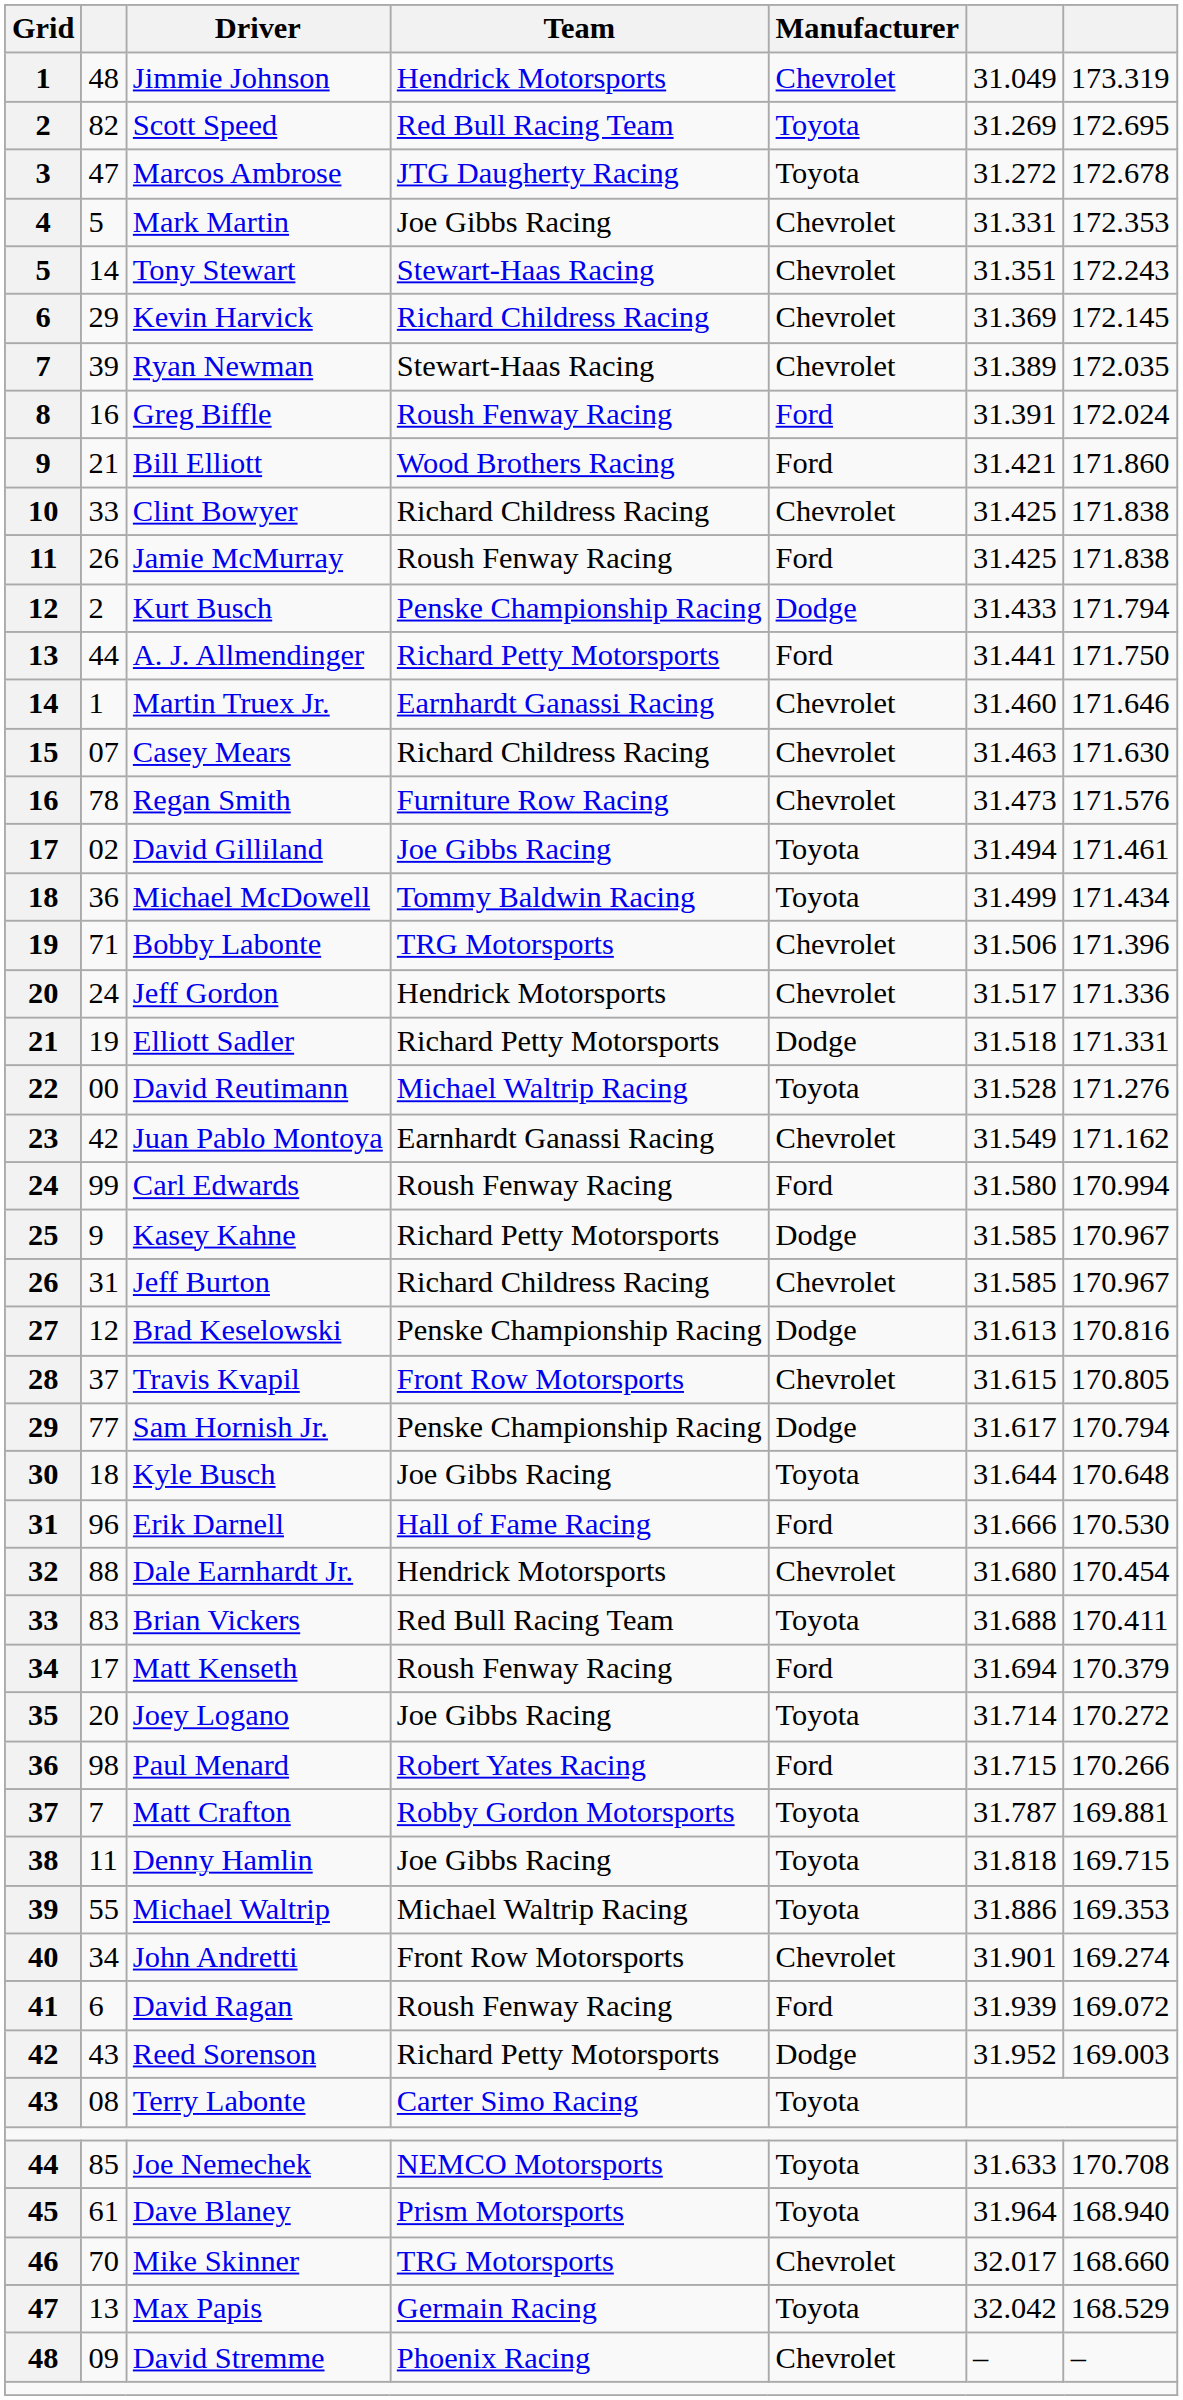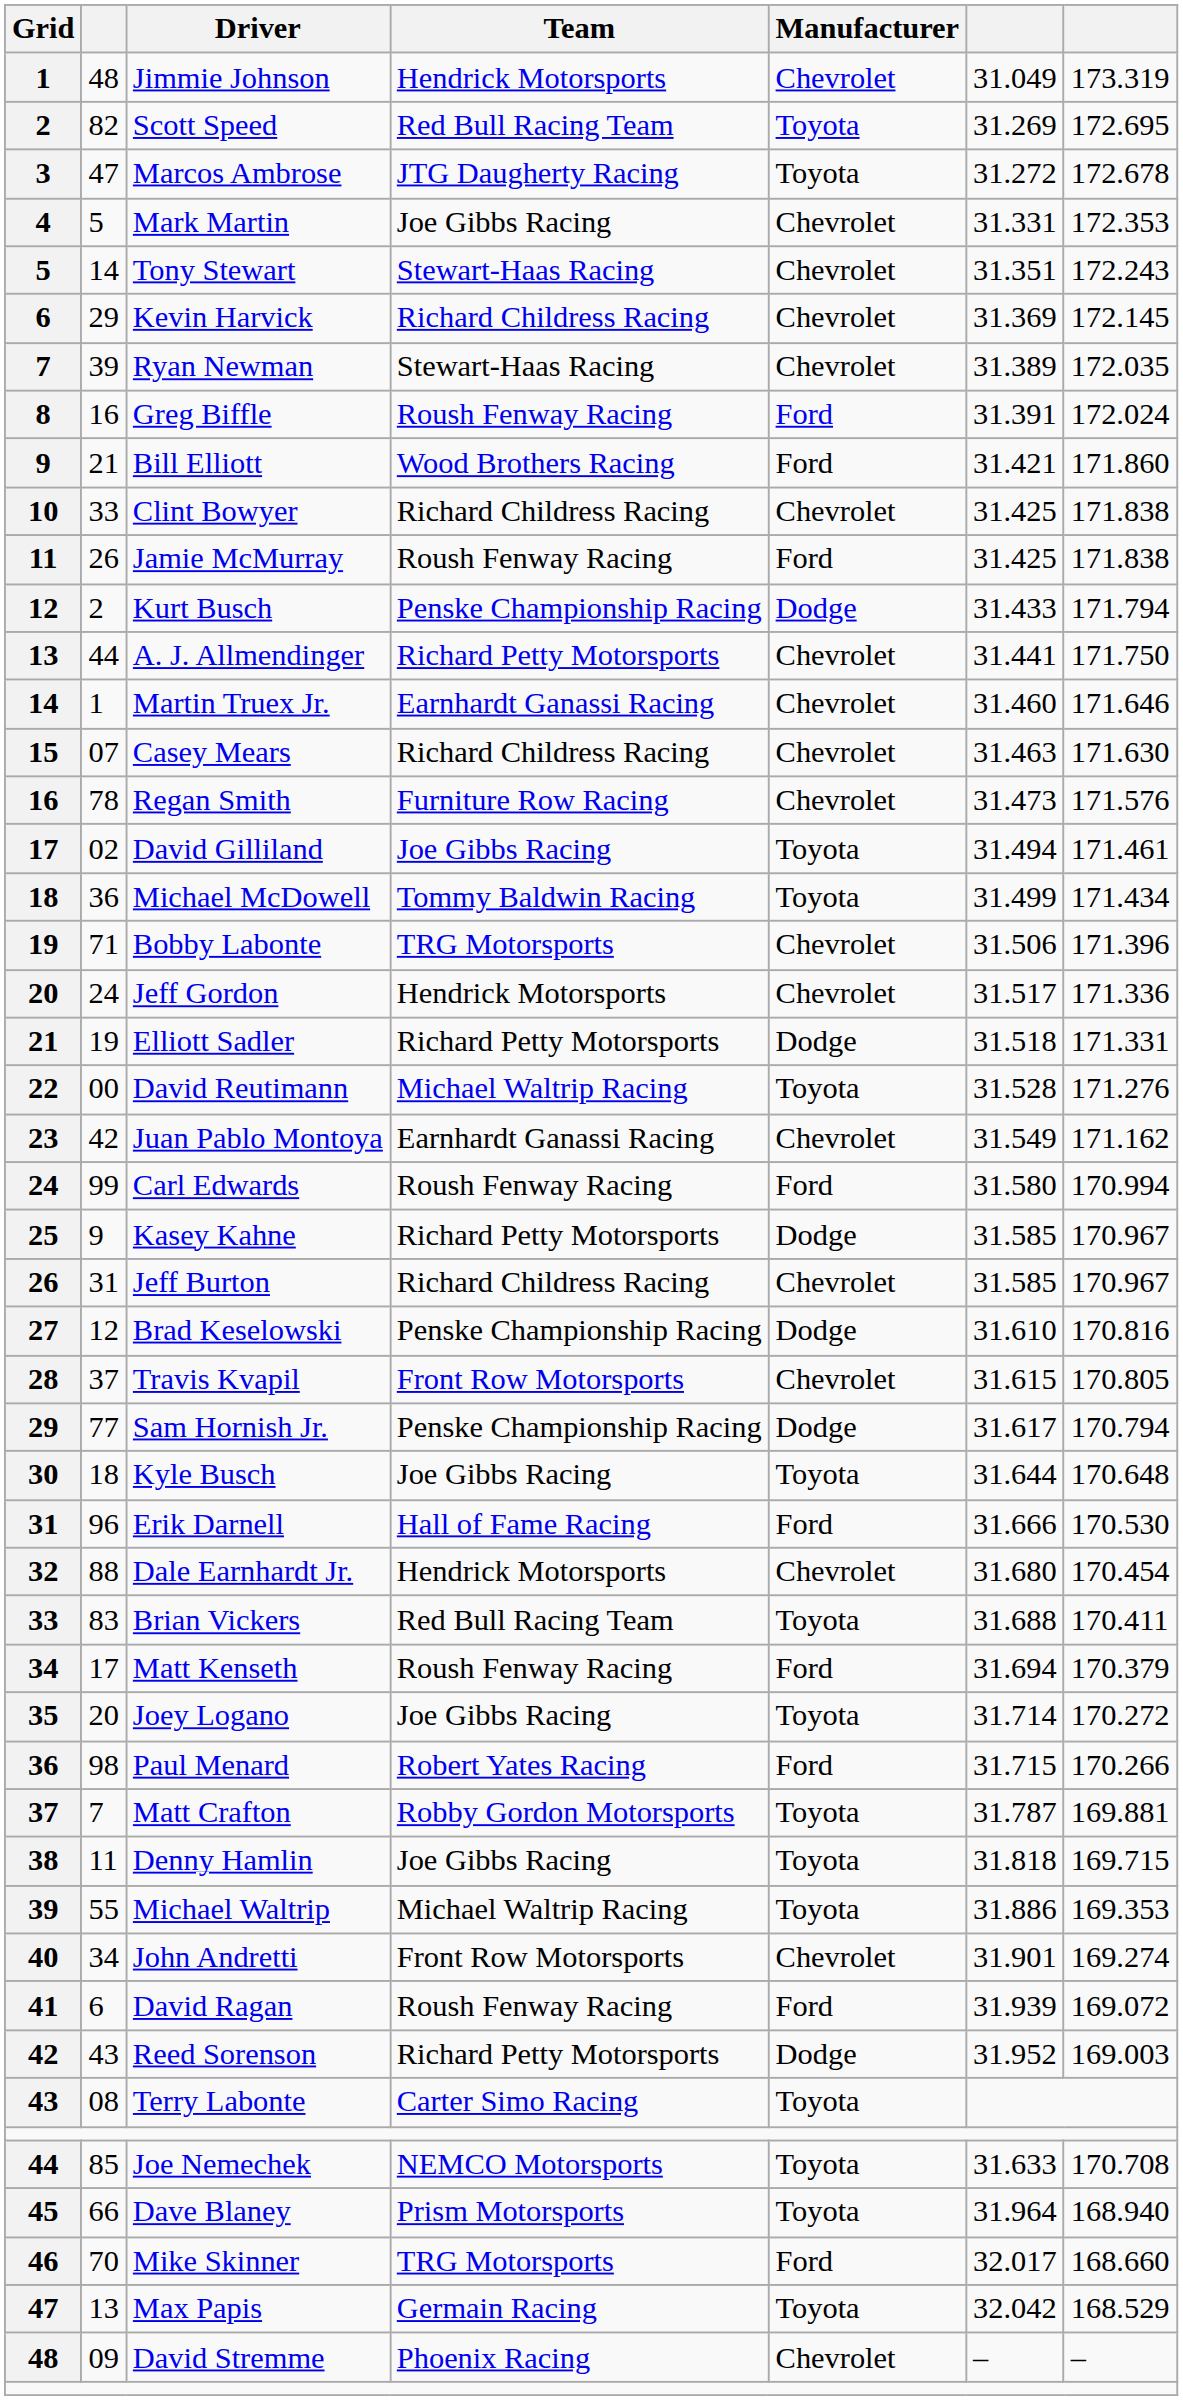(804, 655) Ford -> (836, 655) Chevrolet
(1015, 1330) 31.613 -> (1015, 1330) 31.610
(104, 2212) 61 -> (104, 2212) 66
(836, 2260) Chevrolet -> (804, 2260) Ford
